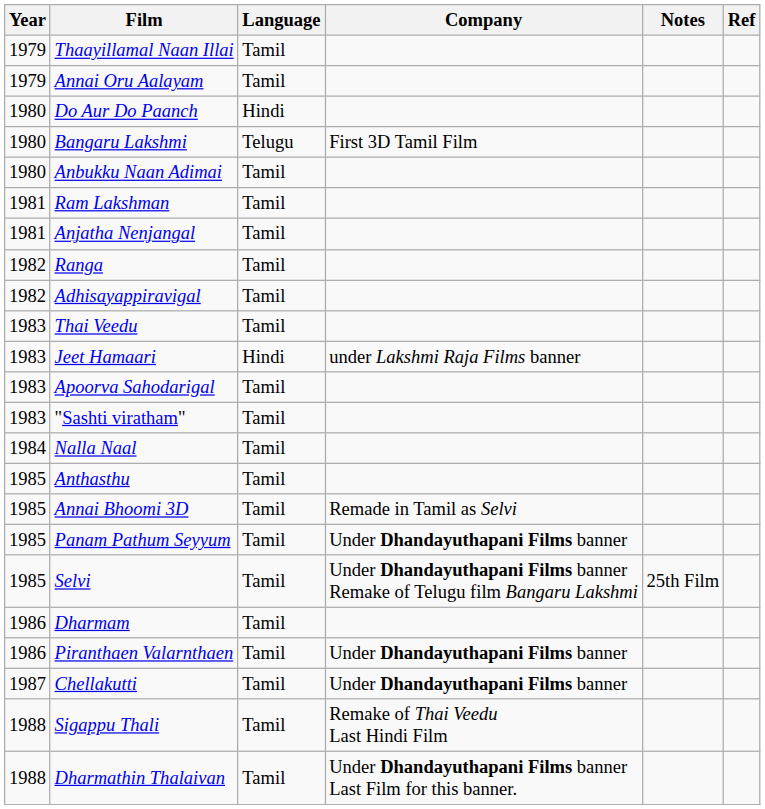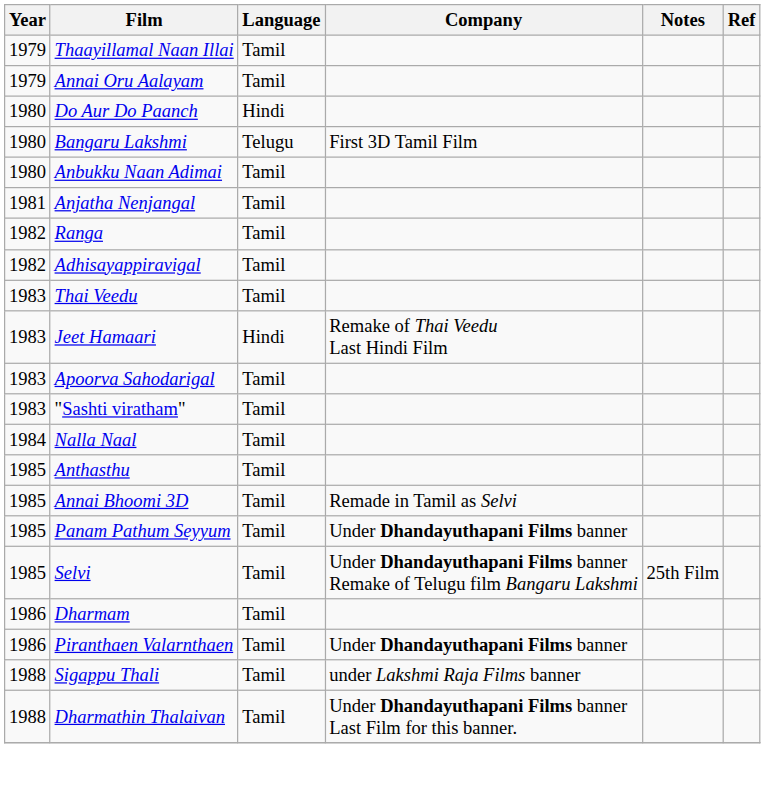- row: (112, 203)
(455, 356) under Lakshmi Raja Films banner -> (413, 336) Remake of Thai Veedu Last Hindi Film
- row: (96, 684)
(413, 725) Remake of Thai Veedu Last Hindi Film -> (455, 675) under Lakshmi Raja Films banner
